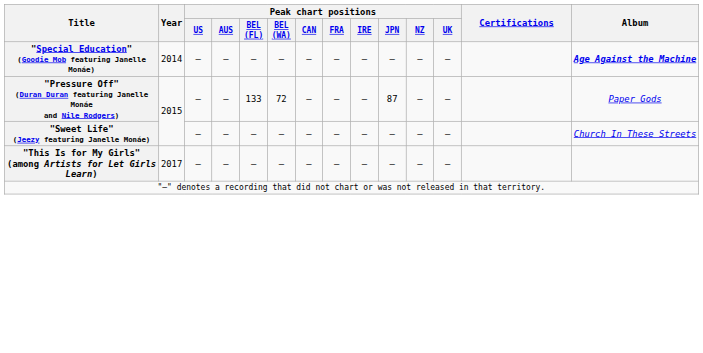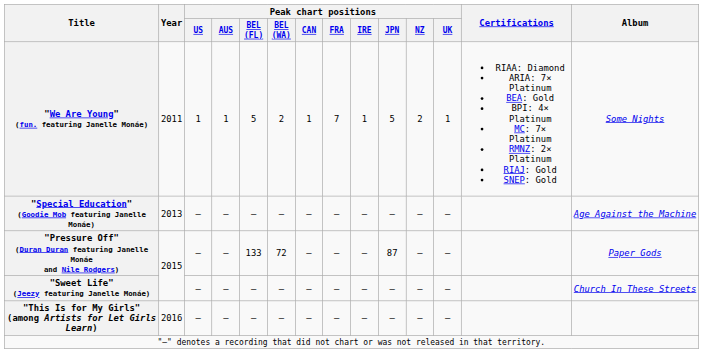+ row: (82, 119)
(172, 59) 2014 -> (172, 214) 2013
(635, 59) bold -> (635, 214) normal
(172, 163) 2017 -> (172, 318) 2016
